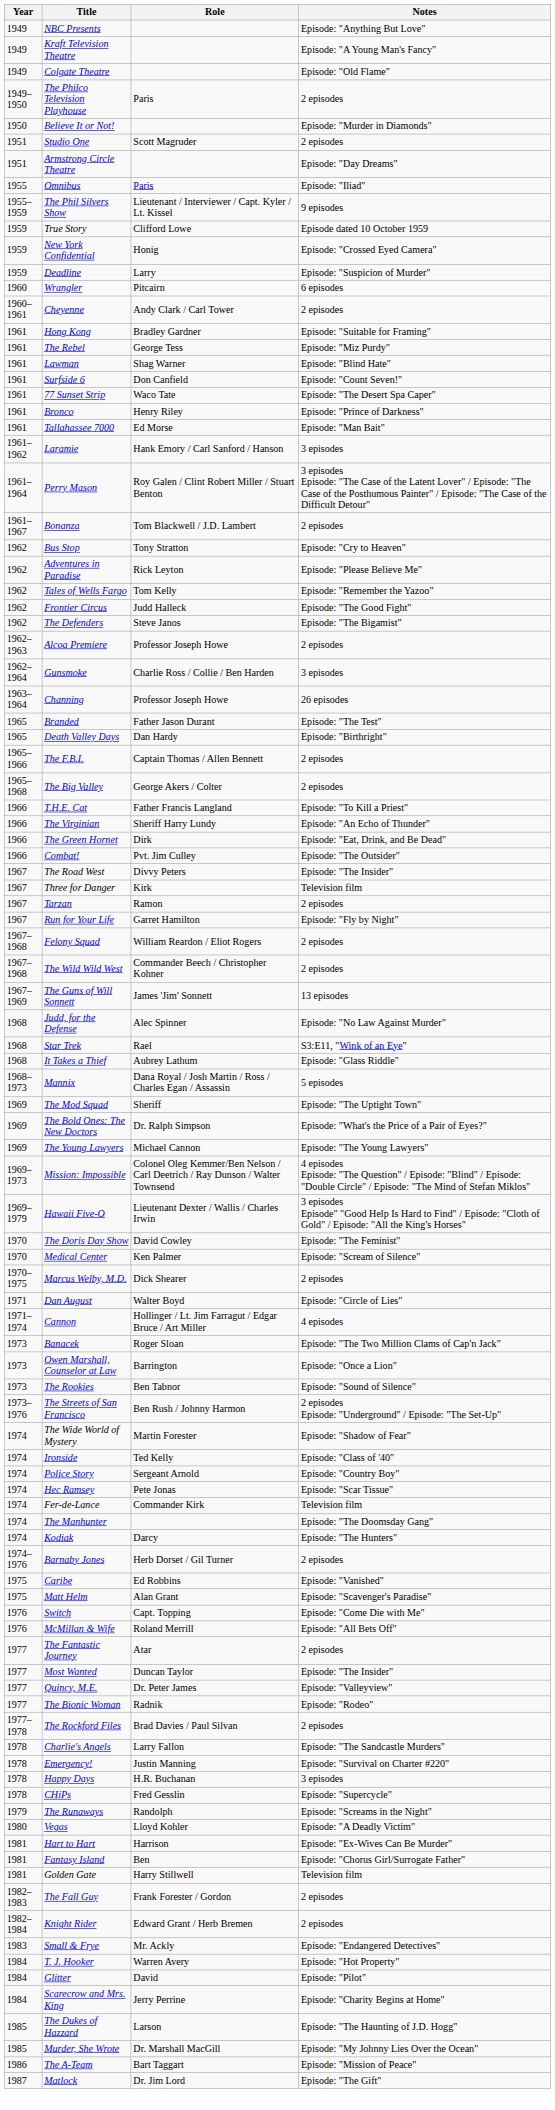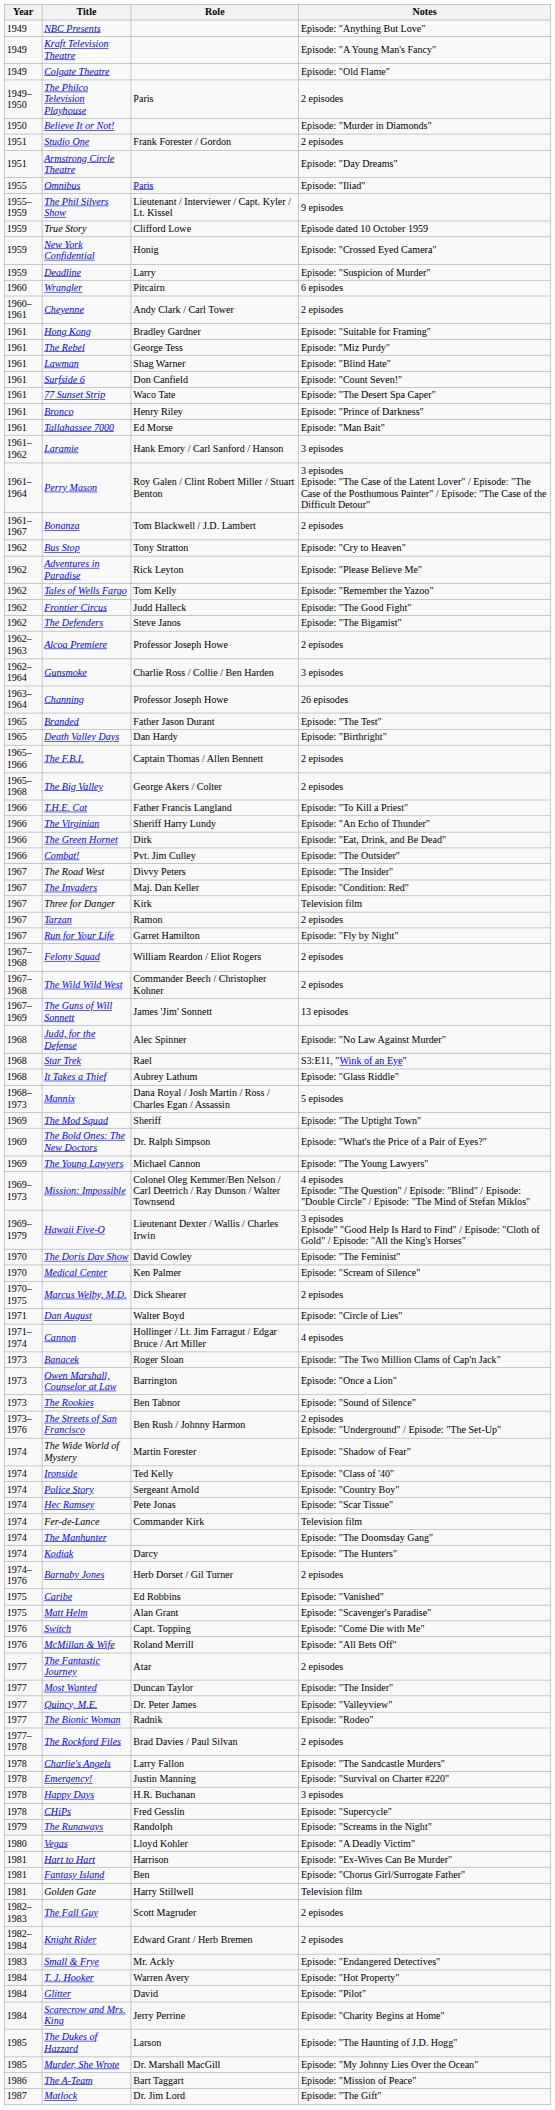(165, 142) Scott Magruder -> (182, 142) Frank Forester / Gordon
+ row: (71, 888)
(182, 1897) Frank Forester / Gordon -> (165, 1913) Scott Magruder
